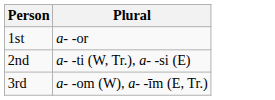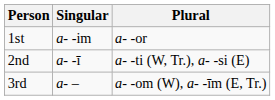+ column: (82, 15)
